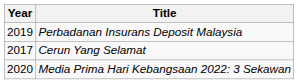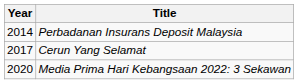(20, 32) 2019 -> (20, 32) 2014
